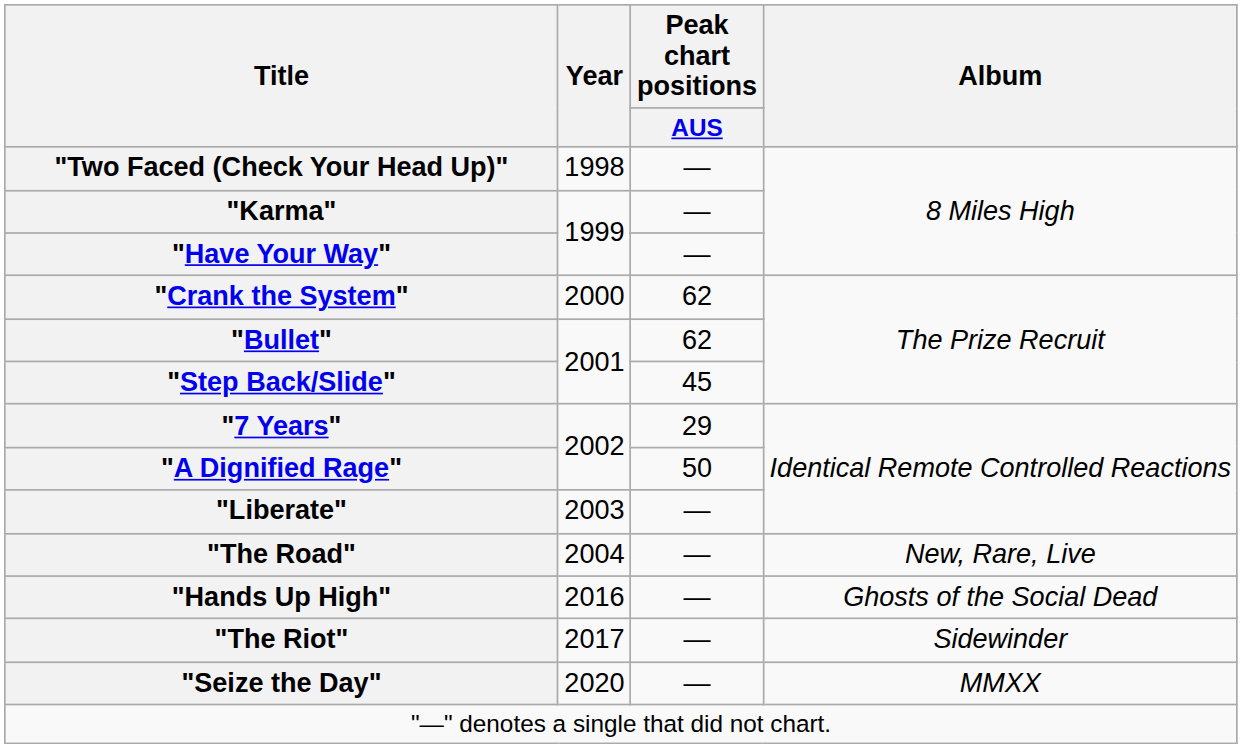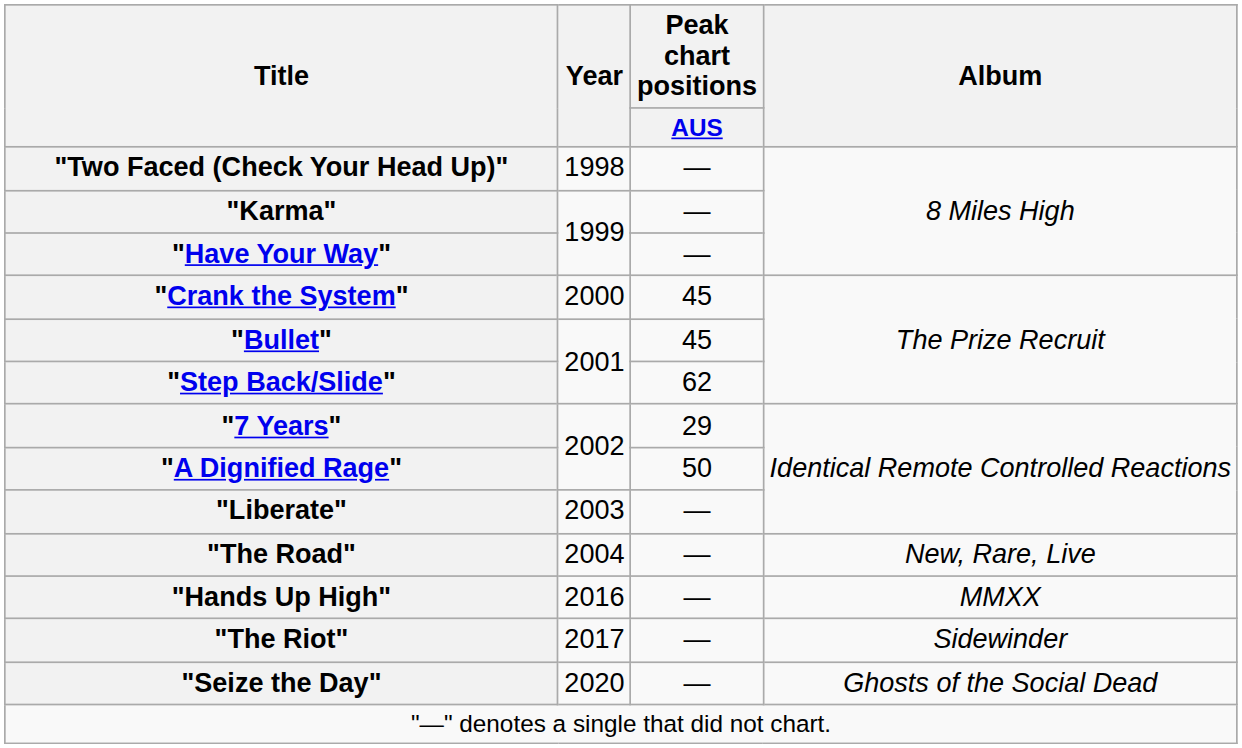(697, 296) 62 -> (697, 296) 45
(697, 339) 62 -> (697, 339) 45
(697, 382) 45 -> (697, 382) 62
(1000, 596) Ghosts of the Social Dead -> (1000, 596) MMXX
(1000, 682) MMXX -> (1000, 682) Ghosts of the Social Dead
